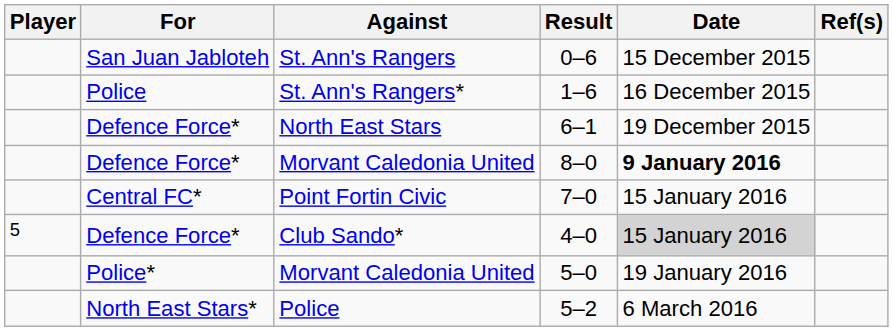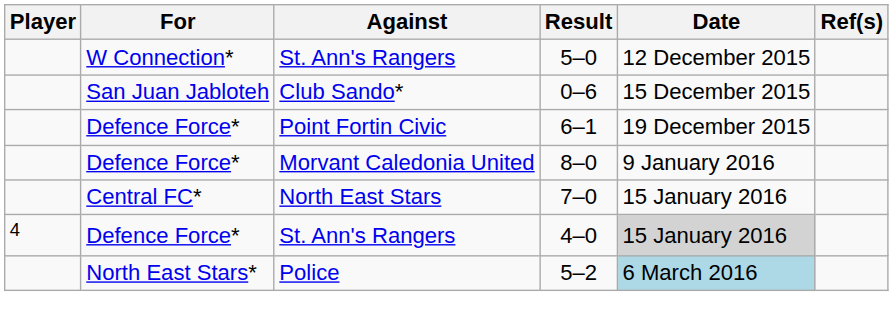+ row: (160, 57)
(367, 57) St. Ann's Rangers -> (341, 92) Club Sando*
- row: (116, 92)
(360, 127) North East Stars -> (363, 127) Point Fortin Civic
(702, 162) bold -> (699, 162) normal
(363, 197) Point Fortin Civic -> (360, 197) North East Stars
(15, 230) 5 -> (15, 230) 4
(341, 235) Club Sando* -> (367, 235) St. Ann's Rangers
- row: (121, 273)
(690, 308) no background -> (690, 273) lightblue background
